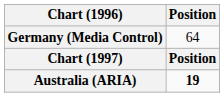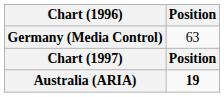(193, 37) 64 -> (193, 37) 63
